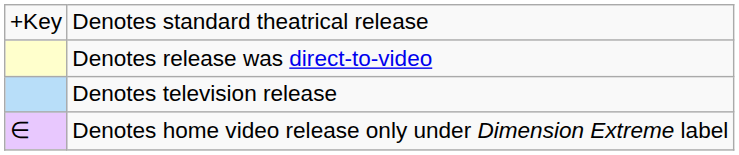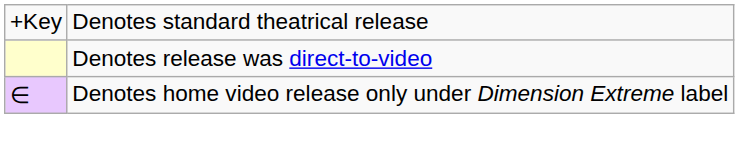- row: (205, 93)
